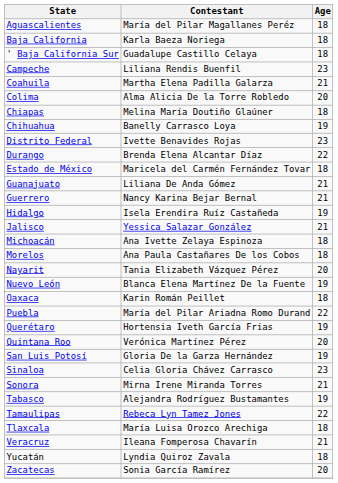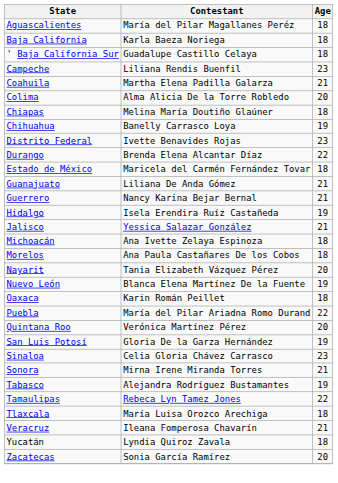- row: (31, 328)
